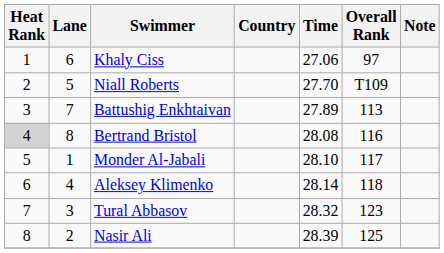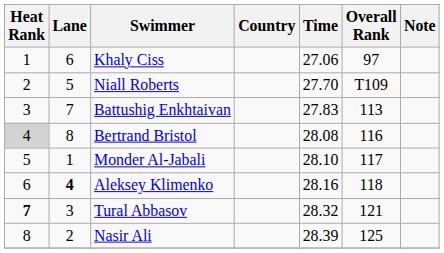(321, 110) 27.89 -> (321, 110) 27.83
(70, 185) normal -> (70, 185) bold
(321, 185) 28.14 -> (321, 185) 28.16
(27, 210) normal -> (27, 210) bold
(371, 210) 123 -> (371, 210) 121
